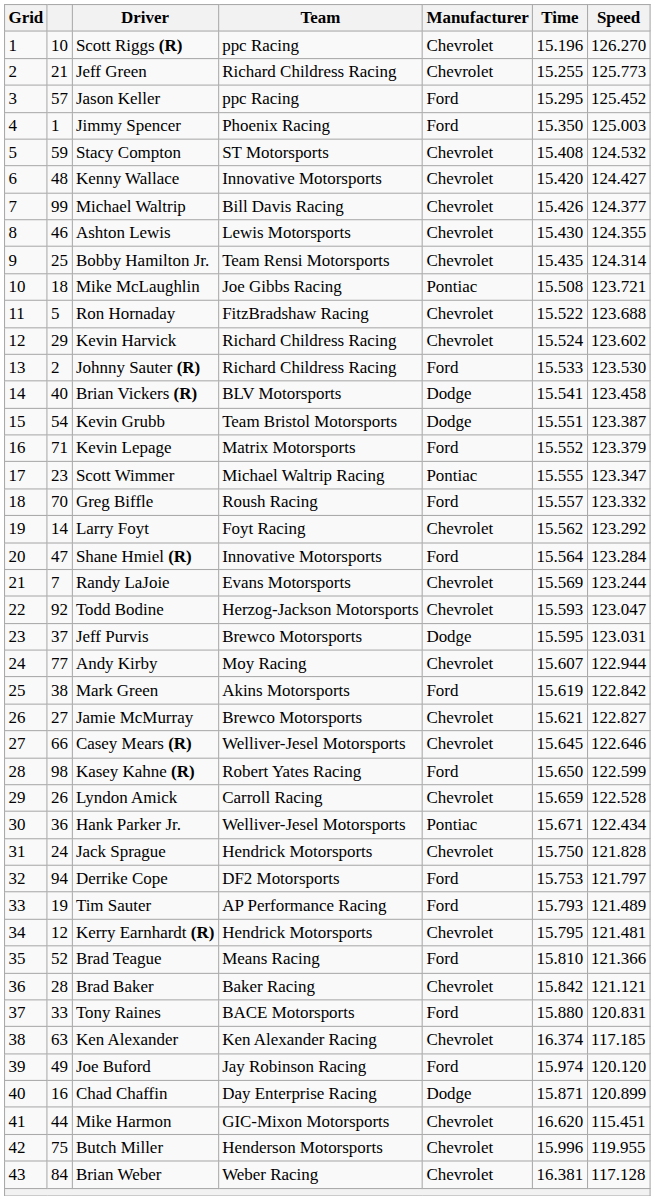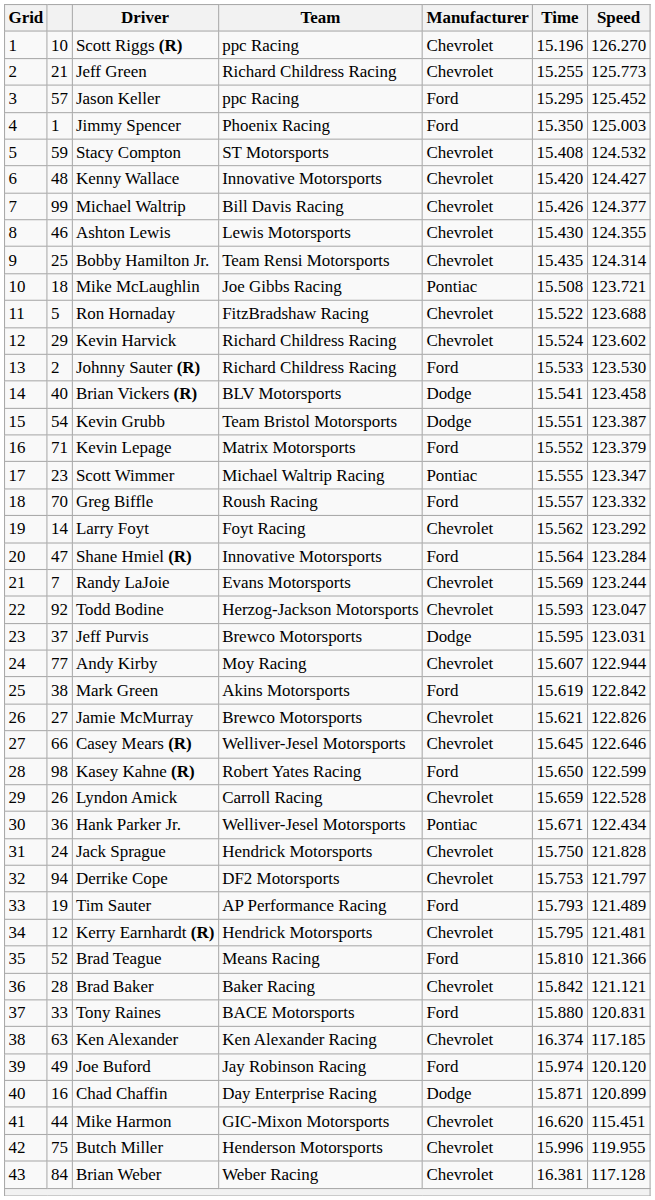(619, 717) 122.827 -> (619, 717) 122.826
(442, 878) Ford -> (460, 878) Chevrolet
